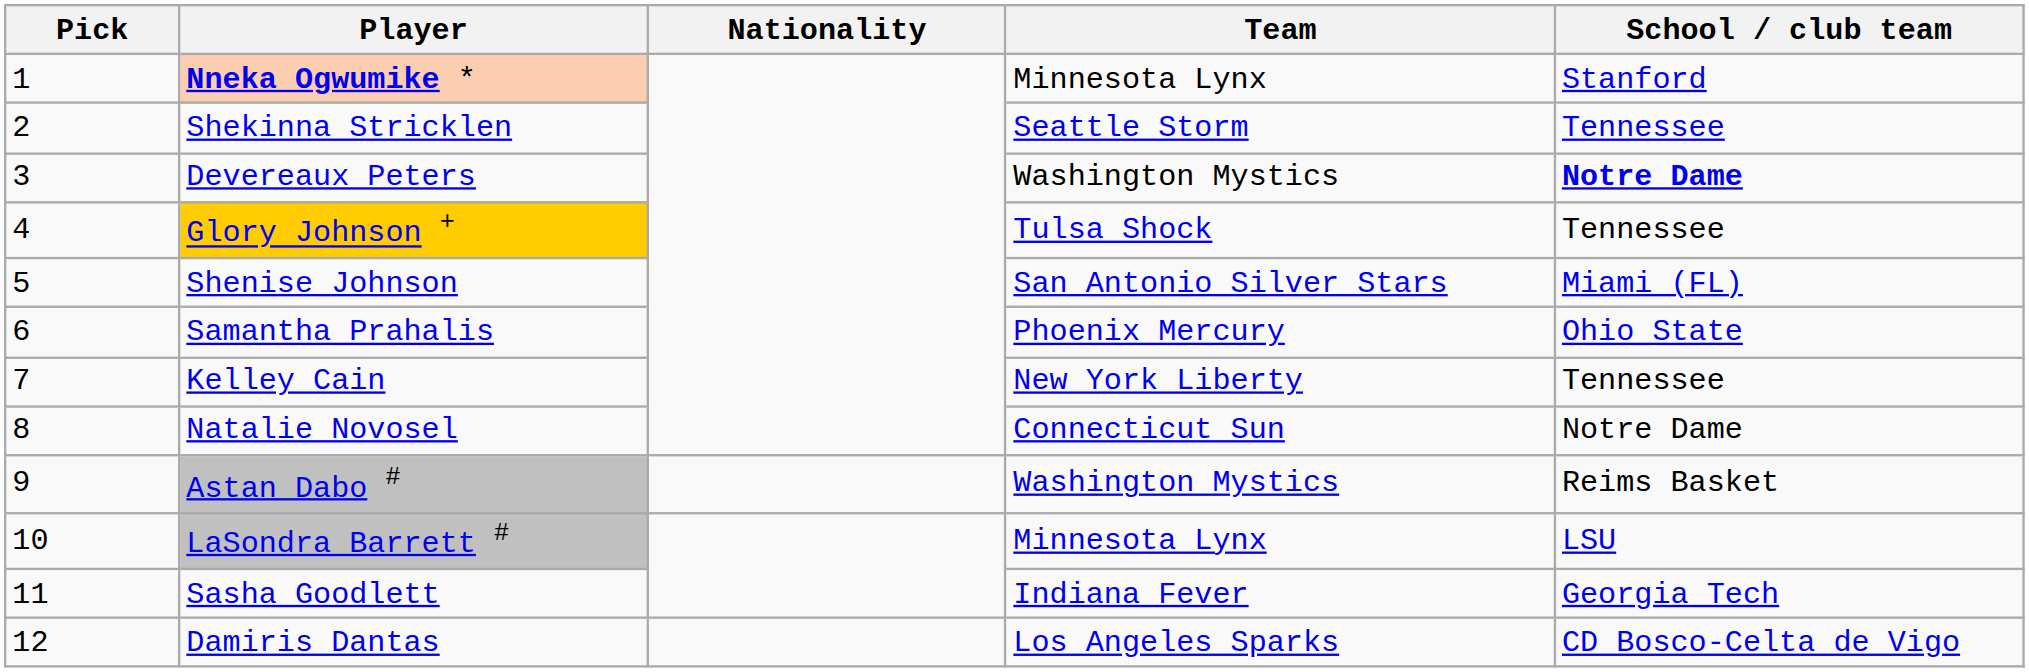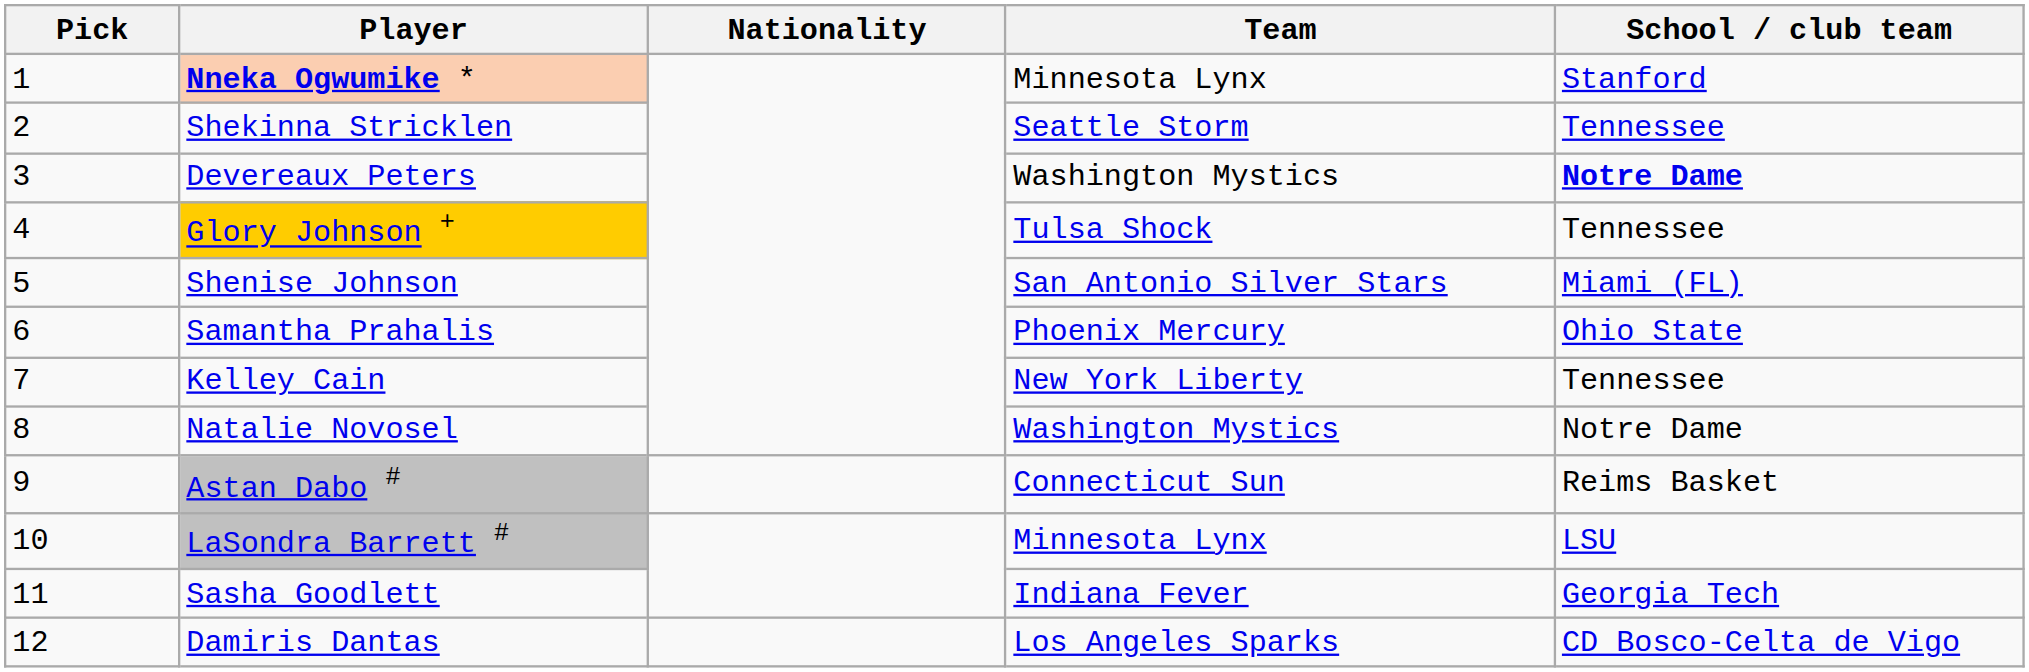(1149, 431) Connecticut Sun -> (1176, 431) Washington Mystics
(1176, 484) Washington Mystics -> (1149, 484) Connecticut Sun
